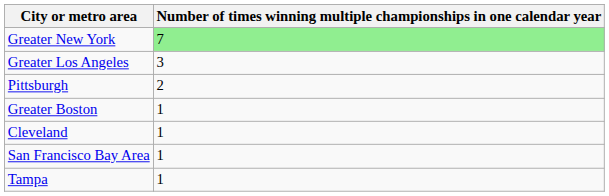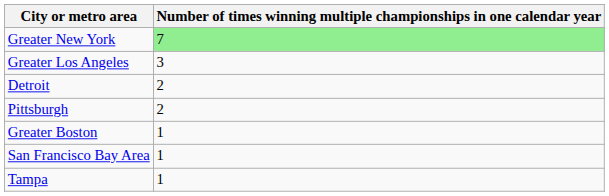+ row: (29, 86)
- row: (38, 132)
